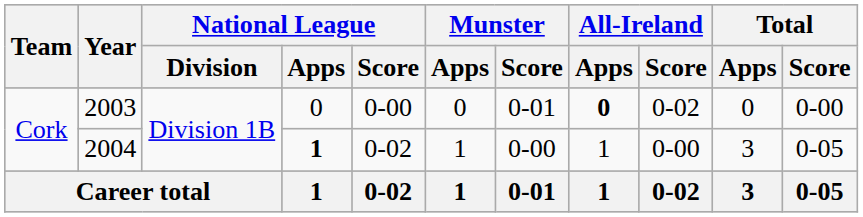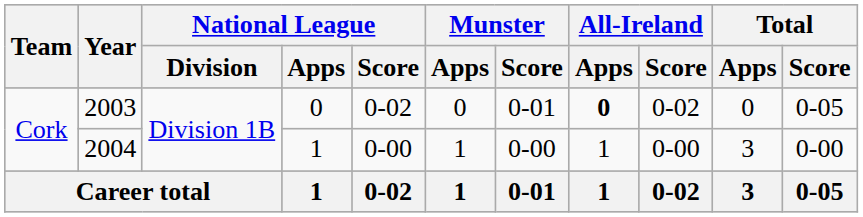(388, 107) 0-00 -> (388, 107) 0-02
(820, 107) 0-00 -> (820, 107) 0-05
(316, 149) bold -> (316, 149) normal
(388, 149) 0-02 -> (388, 149) 0-00
(820, 149) 0-05 -> (820, 149) 0-00
